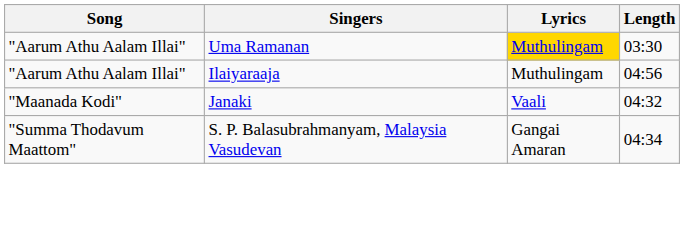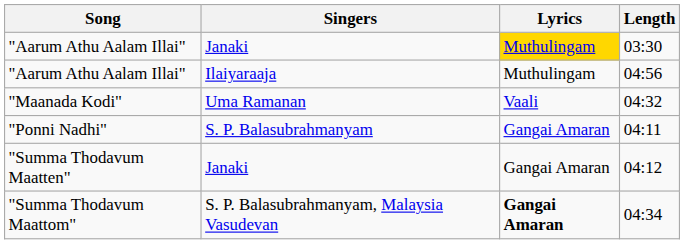(259, 46) Uma Ramanan -> (227, 46) Janaki
(230, 102) Janaki -> (256, 102) Uma Ramanan
+ row: (643, 129)
+ row: (643, 167)
(538, 139) normal -> (533, 215) bold
